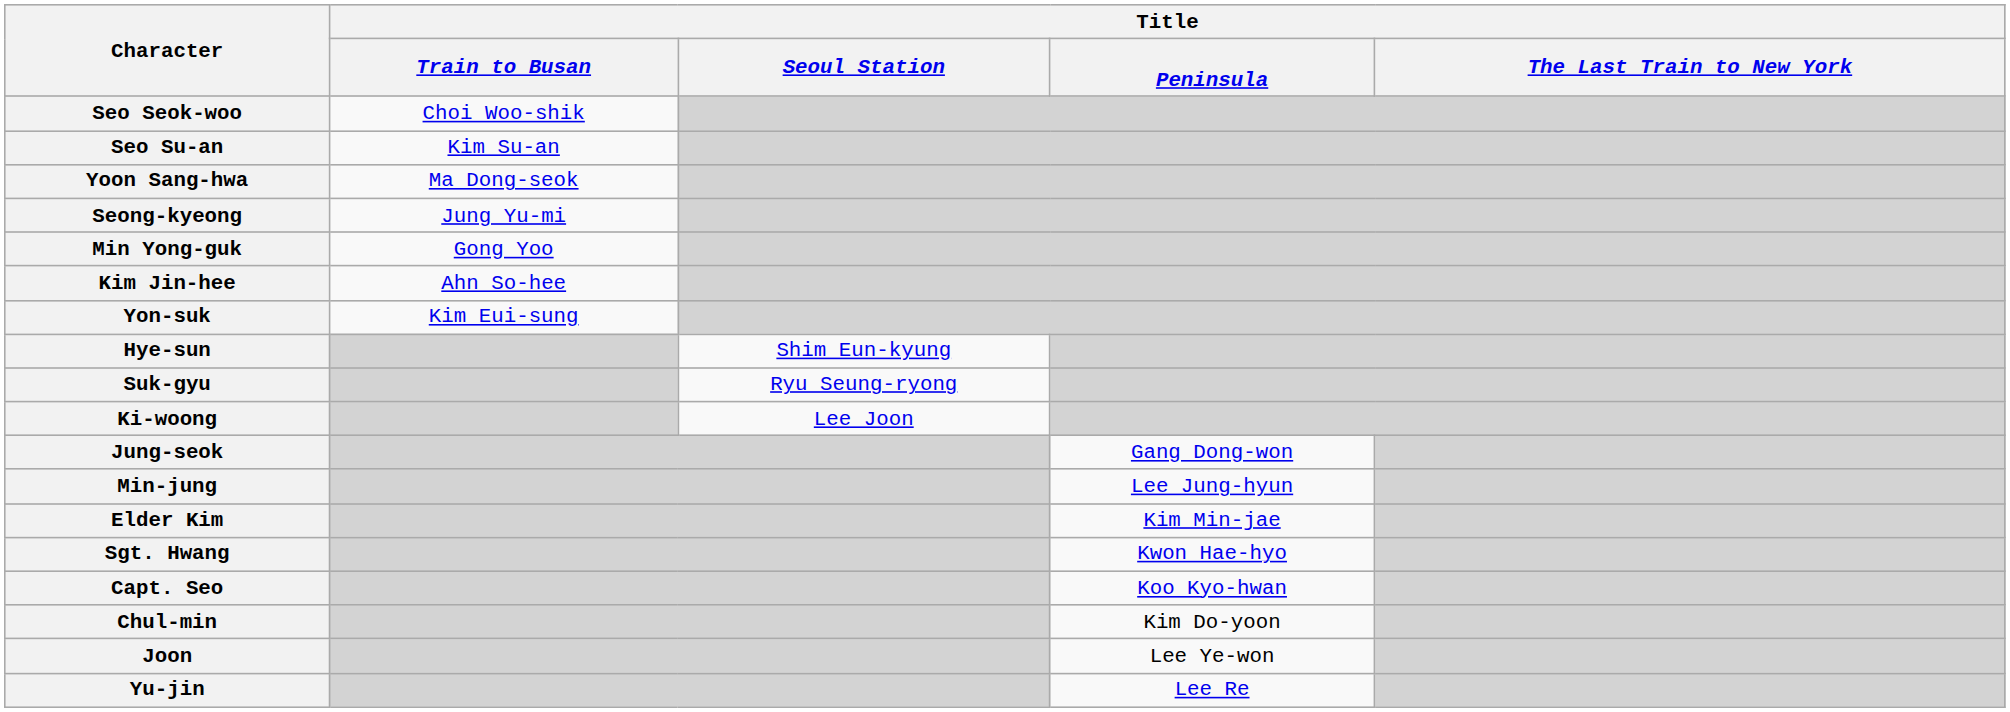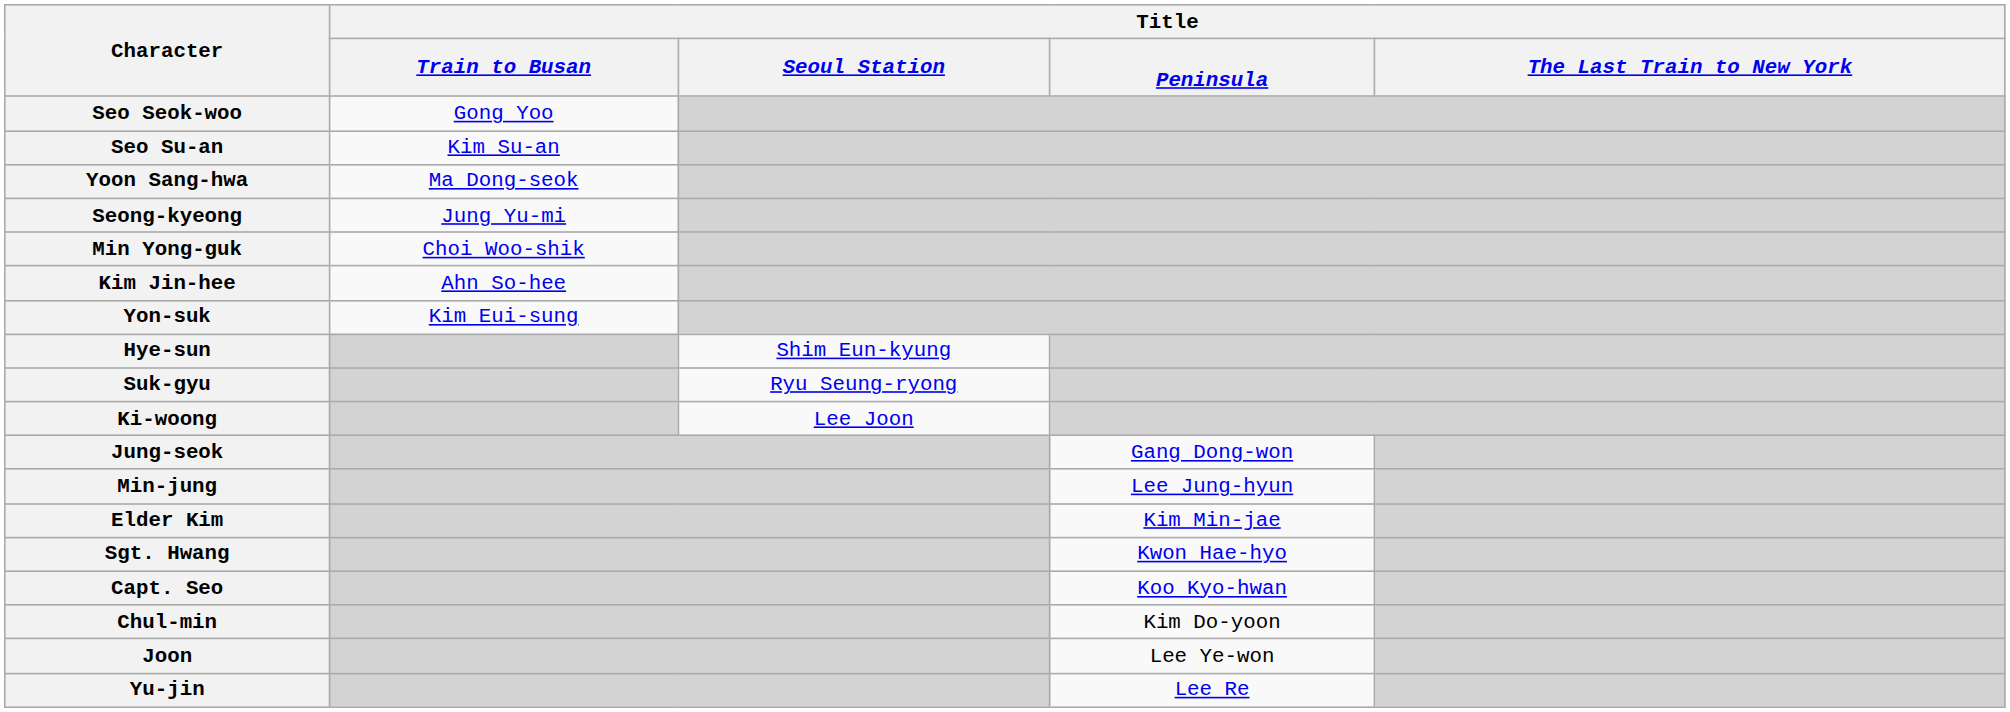(504, 114) Choi Woo-shik -> (504, 114) Gong Yoo
(504, 249) Gong Yoo -> (504, 249) Choi Woo-shik
